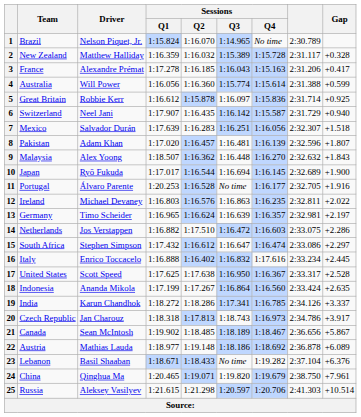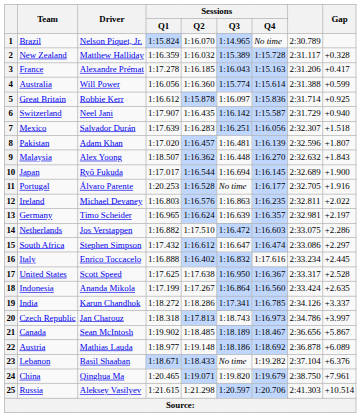(337, 317) +3.917 -> (337, 317) +3.997
